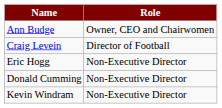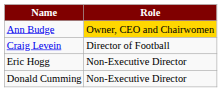(150, 29) no background -> (150, 29) gold background
- row: (40, 95)
